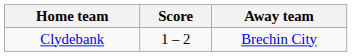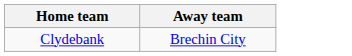- column: (176, 16)
